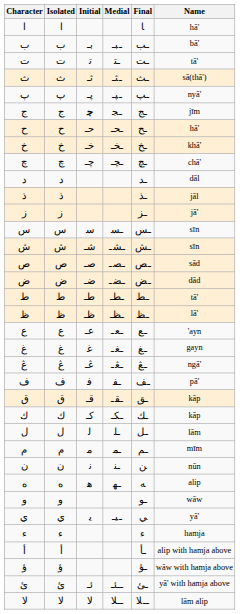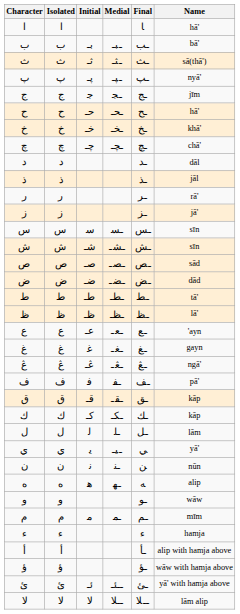- row: (25, 61)
(90, 111) bold -> (90, 94) normal
+ row: (25, 196)
rows swapped: (25, 449) <-> (25, 516)
